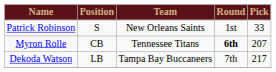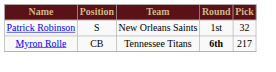(259, 28) 33 -> (245, 28) 32
(259, 43) 207 -> (245, 43) 217
- row: (41, 59)
